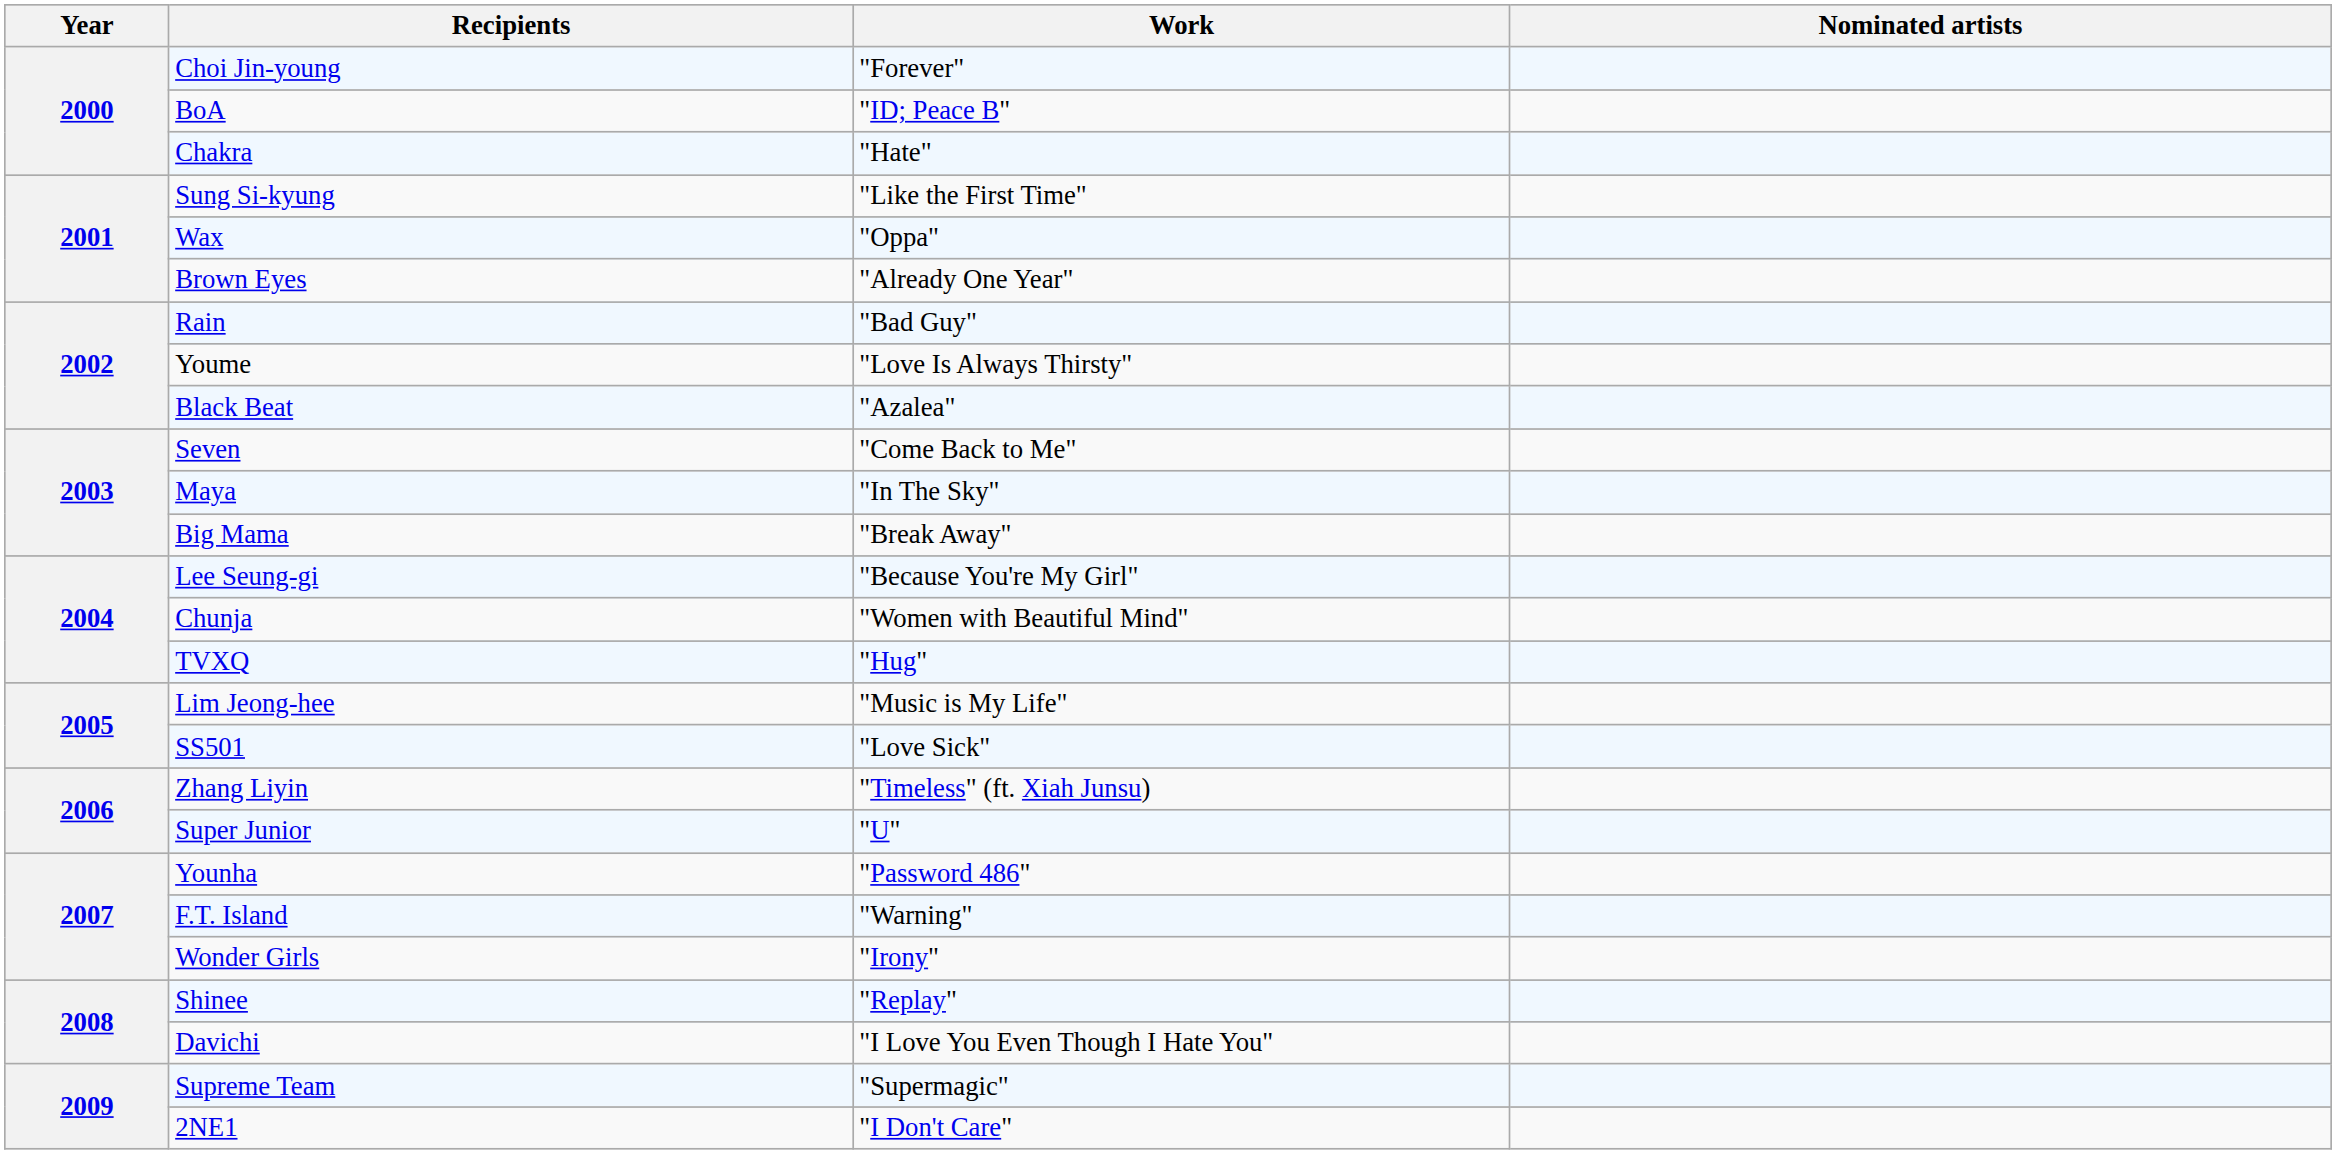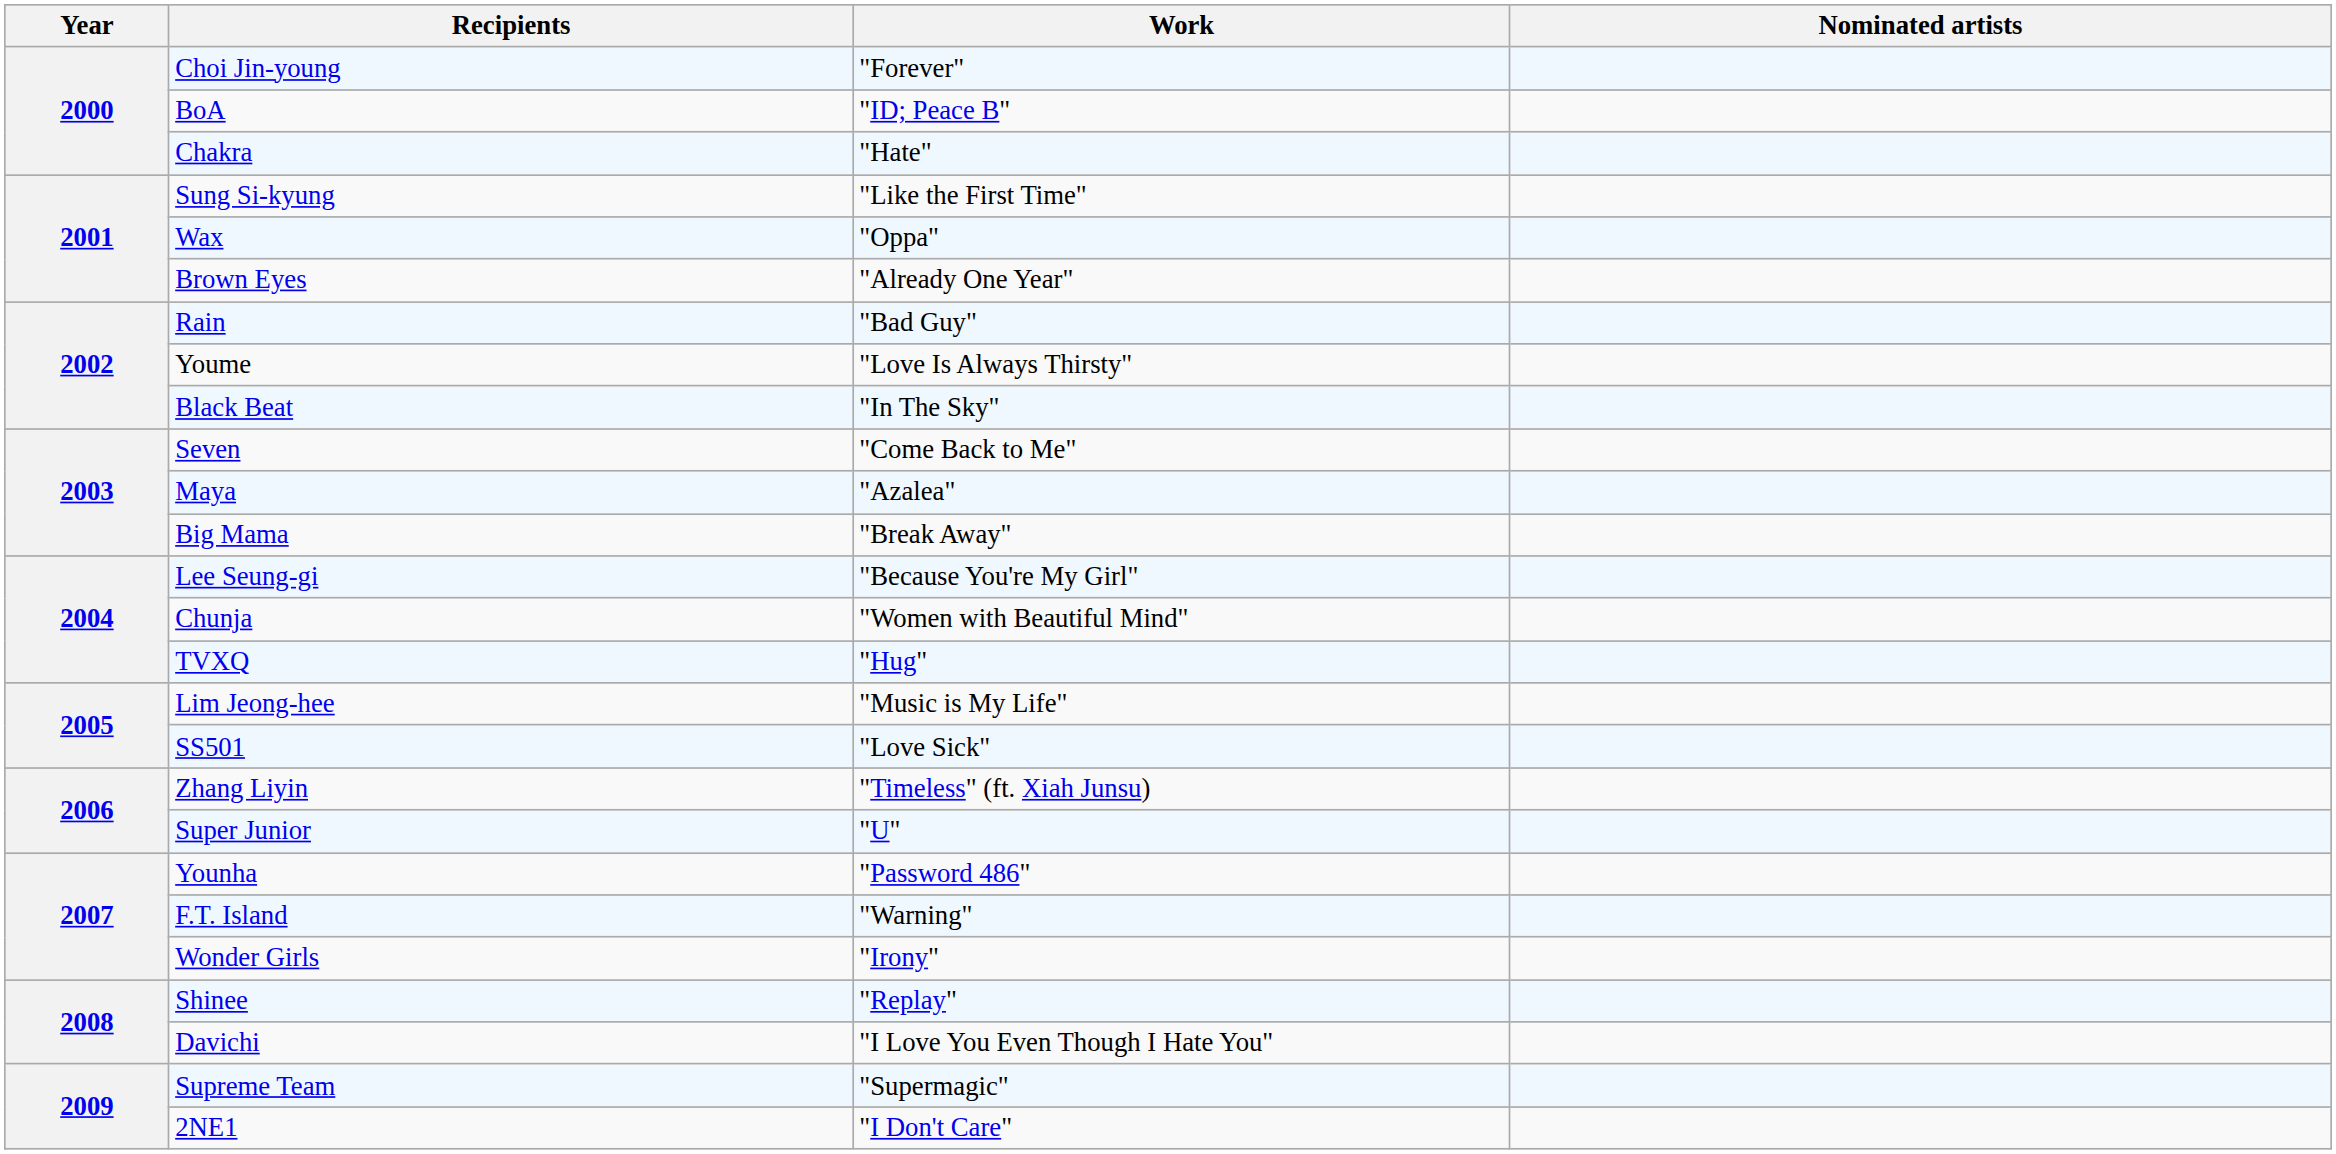(907, 407) "Azalea" -> (929, 407) "In The Sky"
(929, 491) "In The Sky" -> (907, 491) "Azalea"
